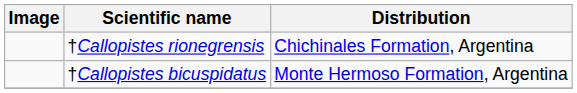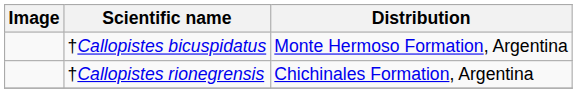rows swapped: (167, 74) <-> (166, 46)
